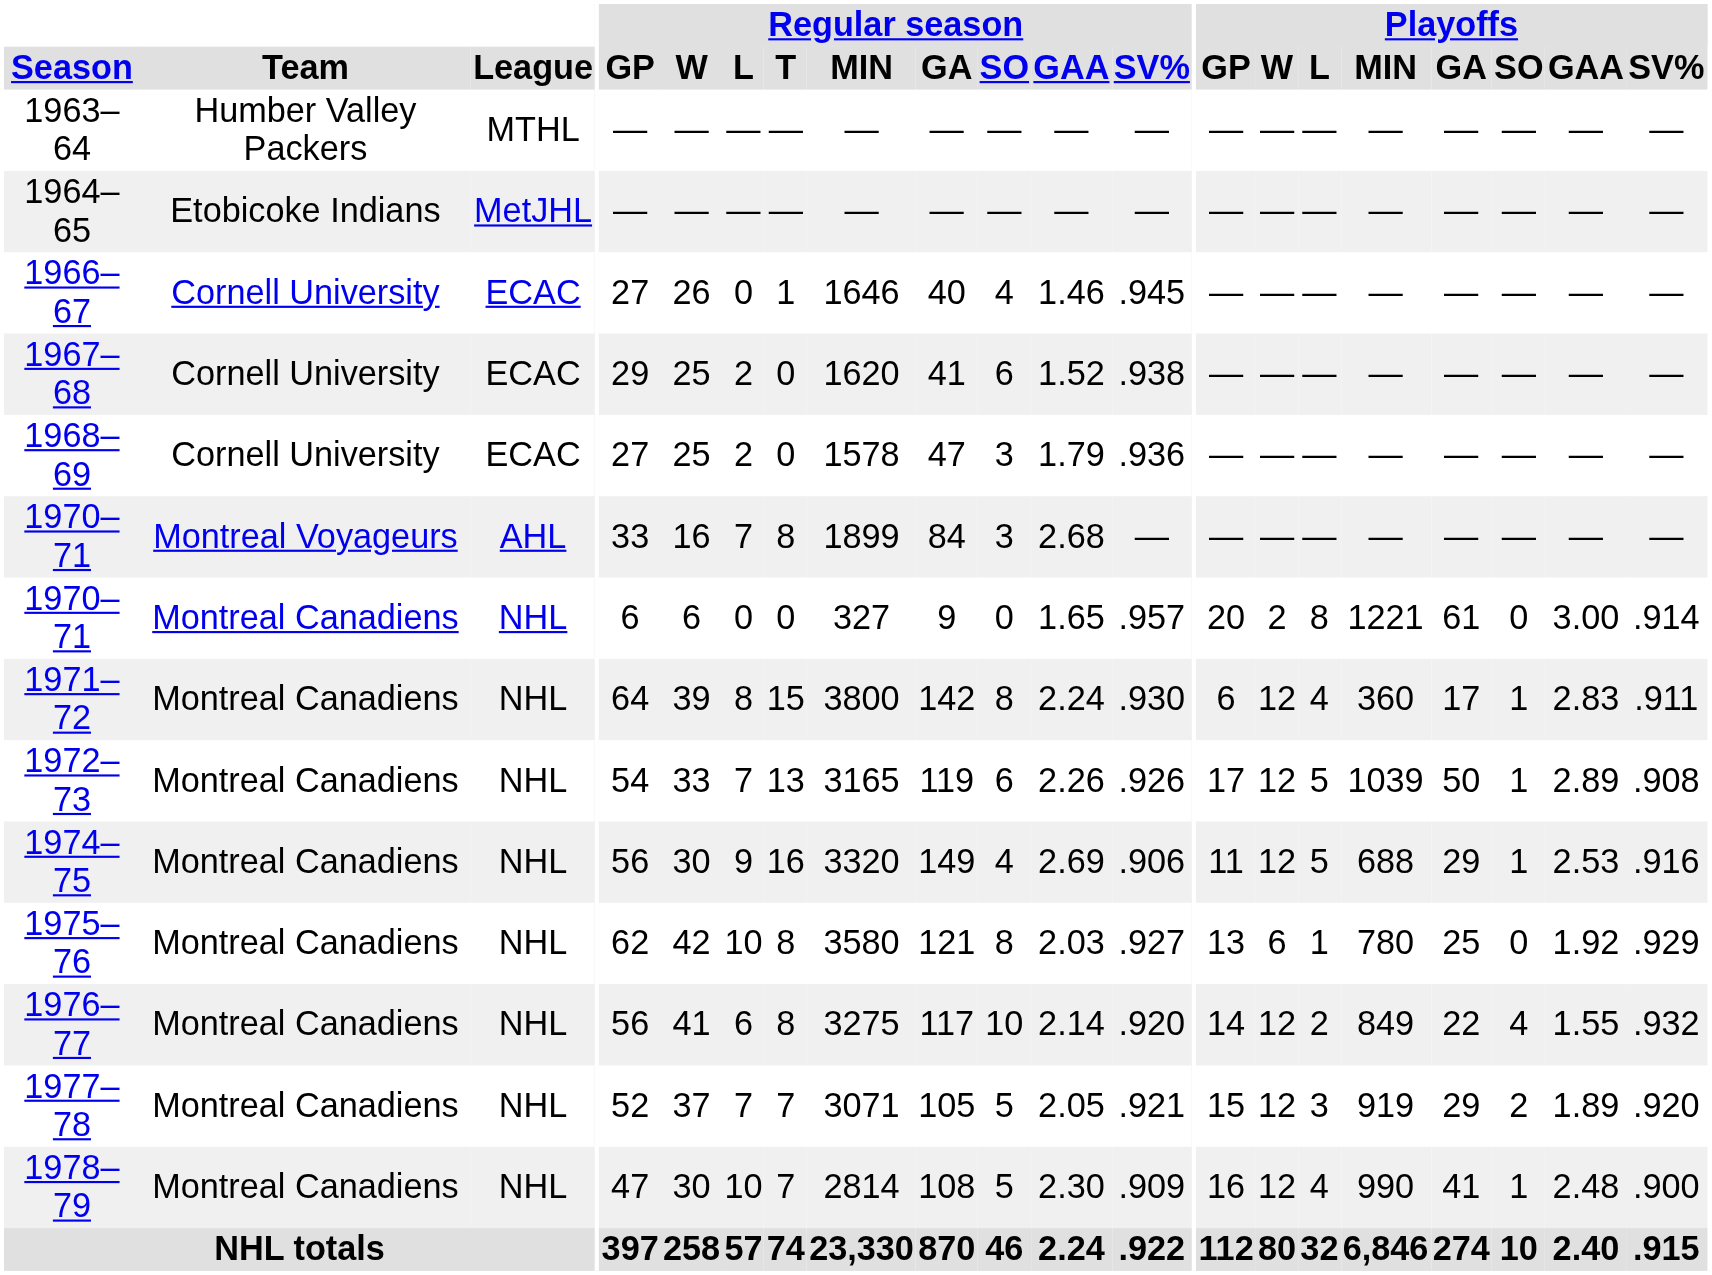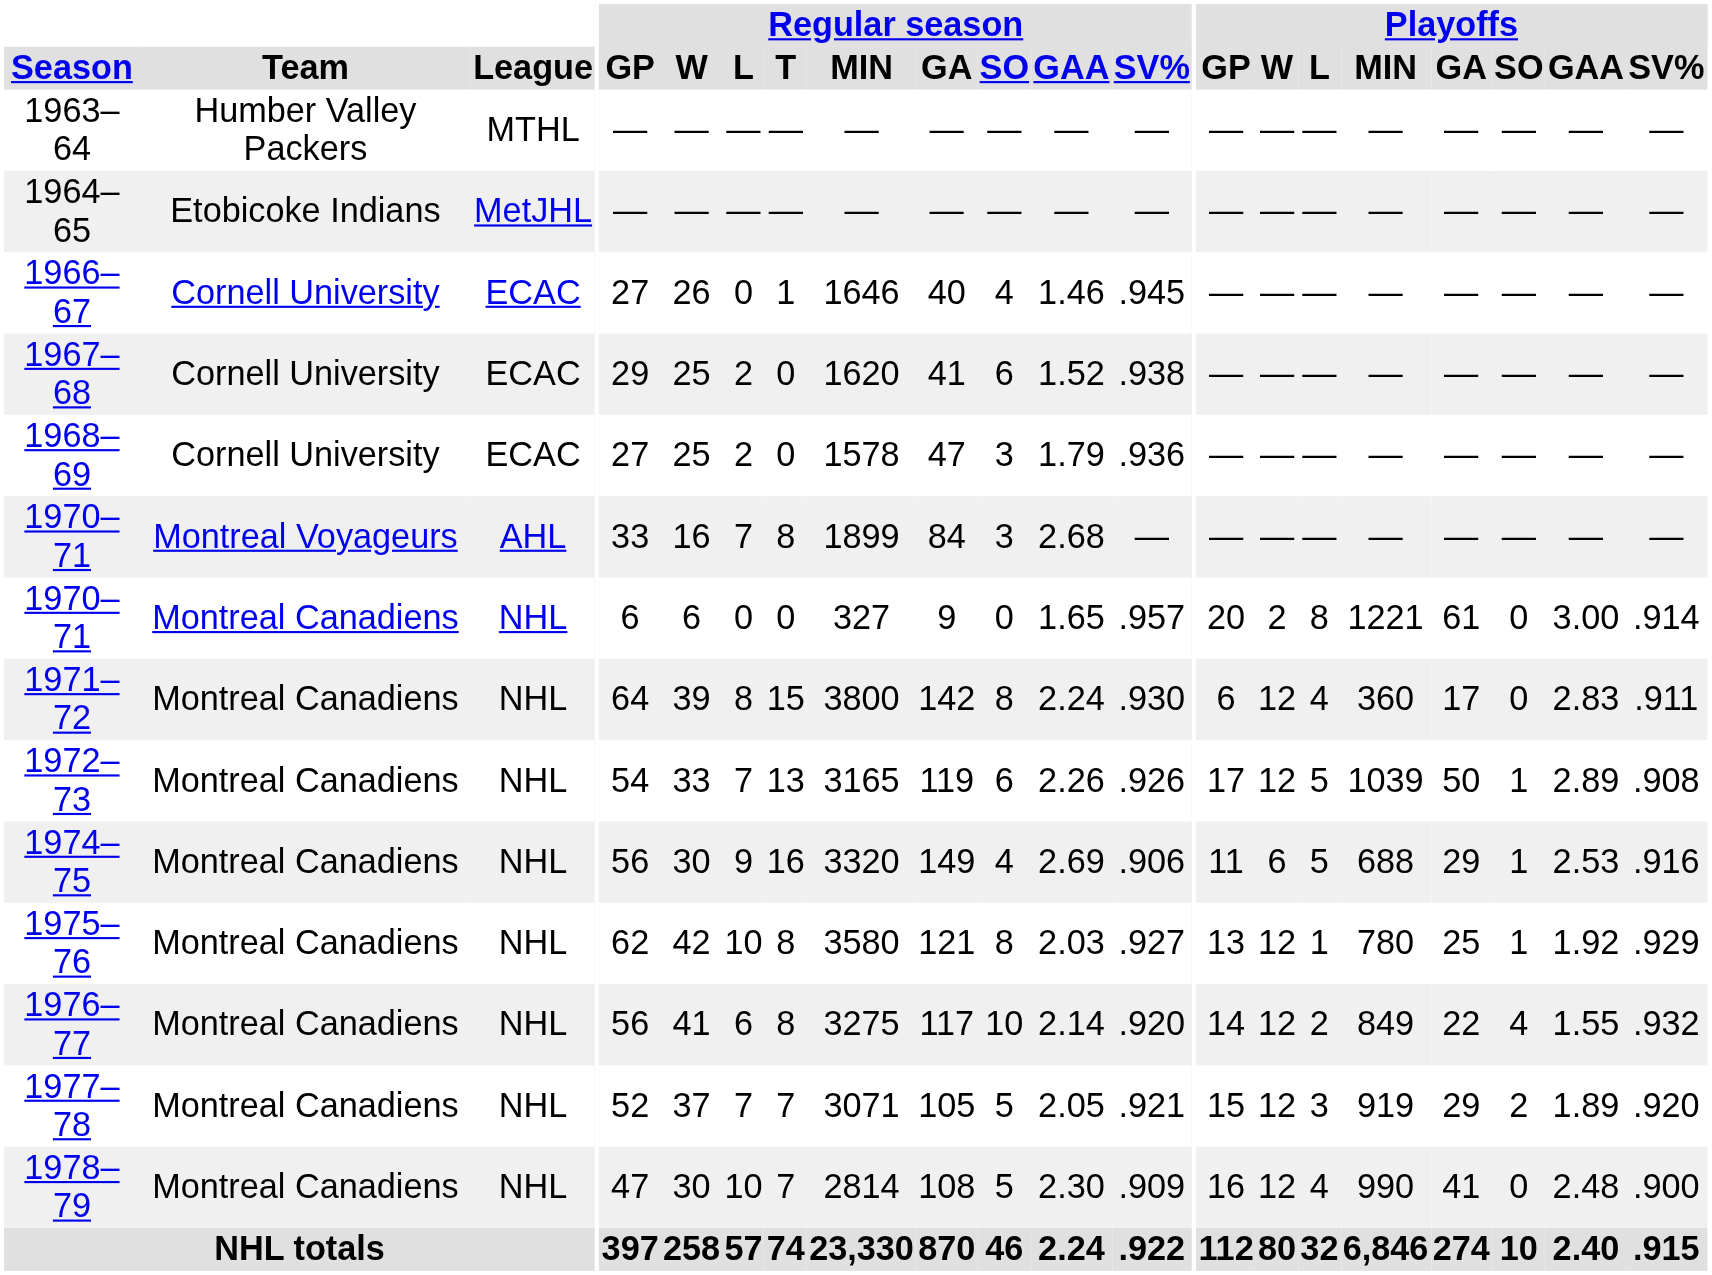(1519, 698) 1 -> (1519, 698) 0
(1277, 861) 12 -> (1277, 861) 6
(1277, 942) 6 -> (1277, 942) 12
(1519, 942) 0 -> (1519, 942) 1
(1519, 1186) 1 -> (1519, 1186) 0
